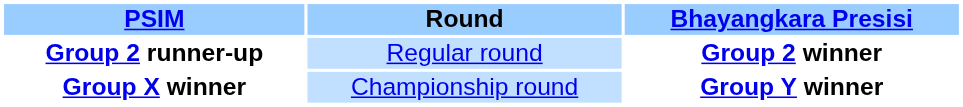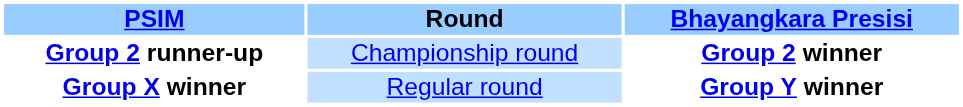(465, 53) Regular round -> (465, 53) Championship round
(465, 86) Championship round -> (465, 86) Regular round
